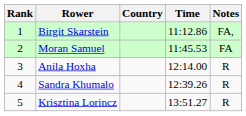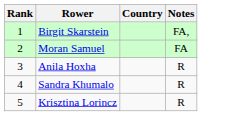- column: (187, 13)
